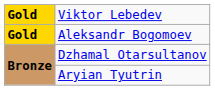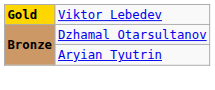- row: (125, 35)
